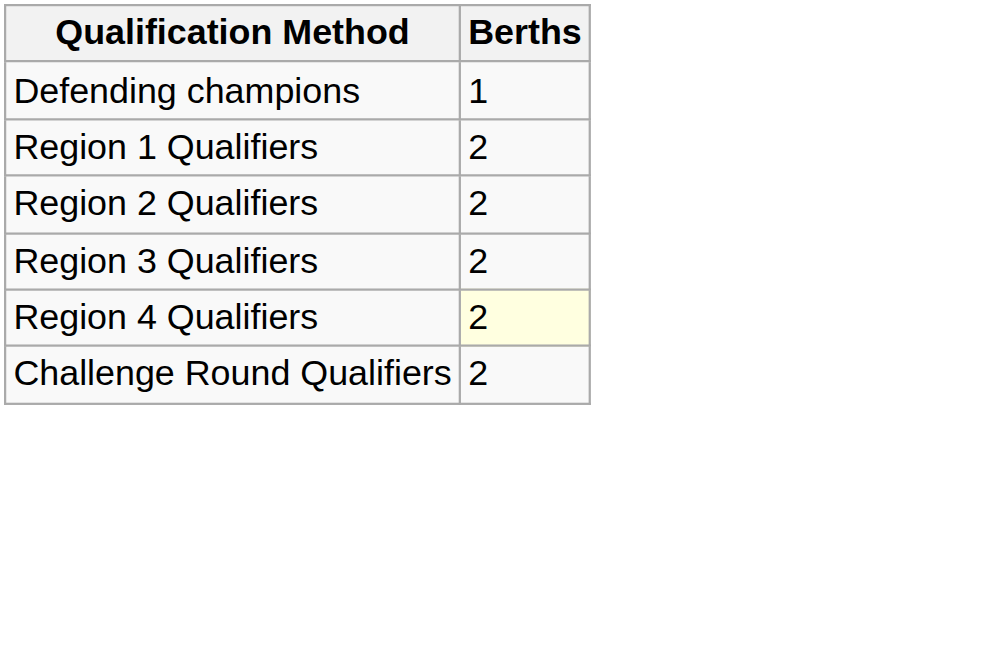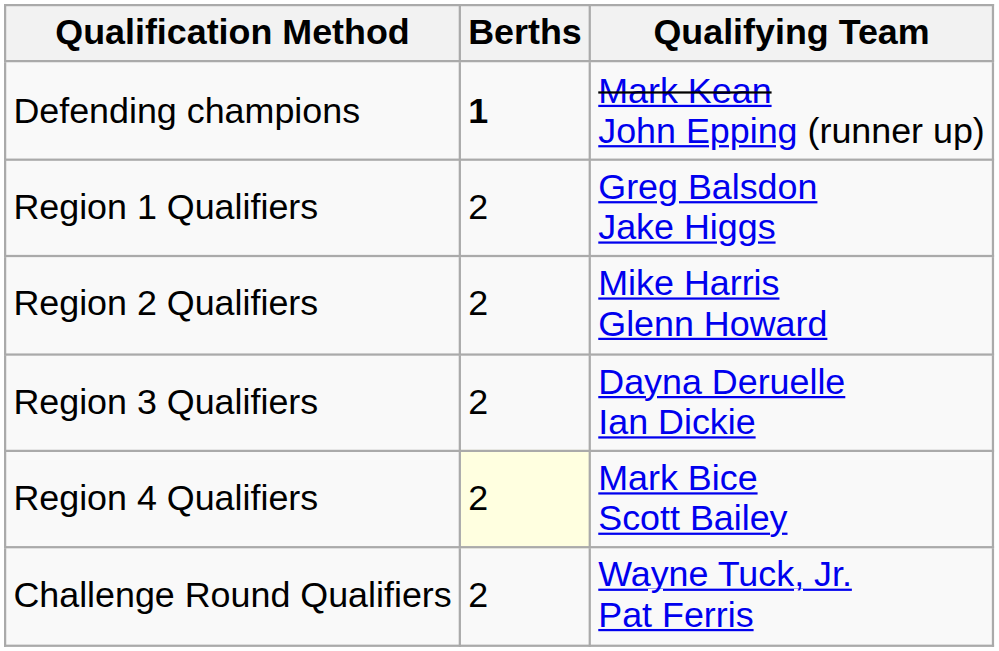+ column: (792, 32)
(478, 89) normal -> (478, 109) bold
